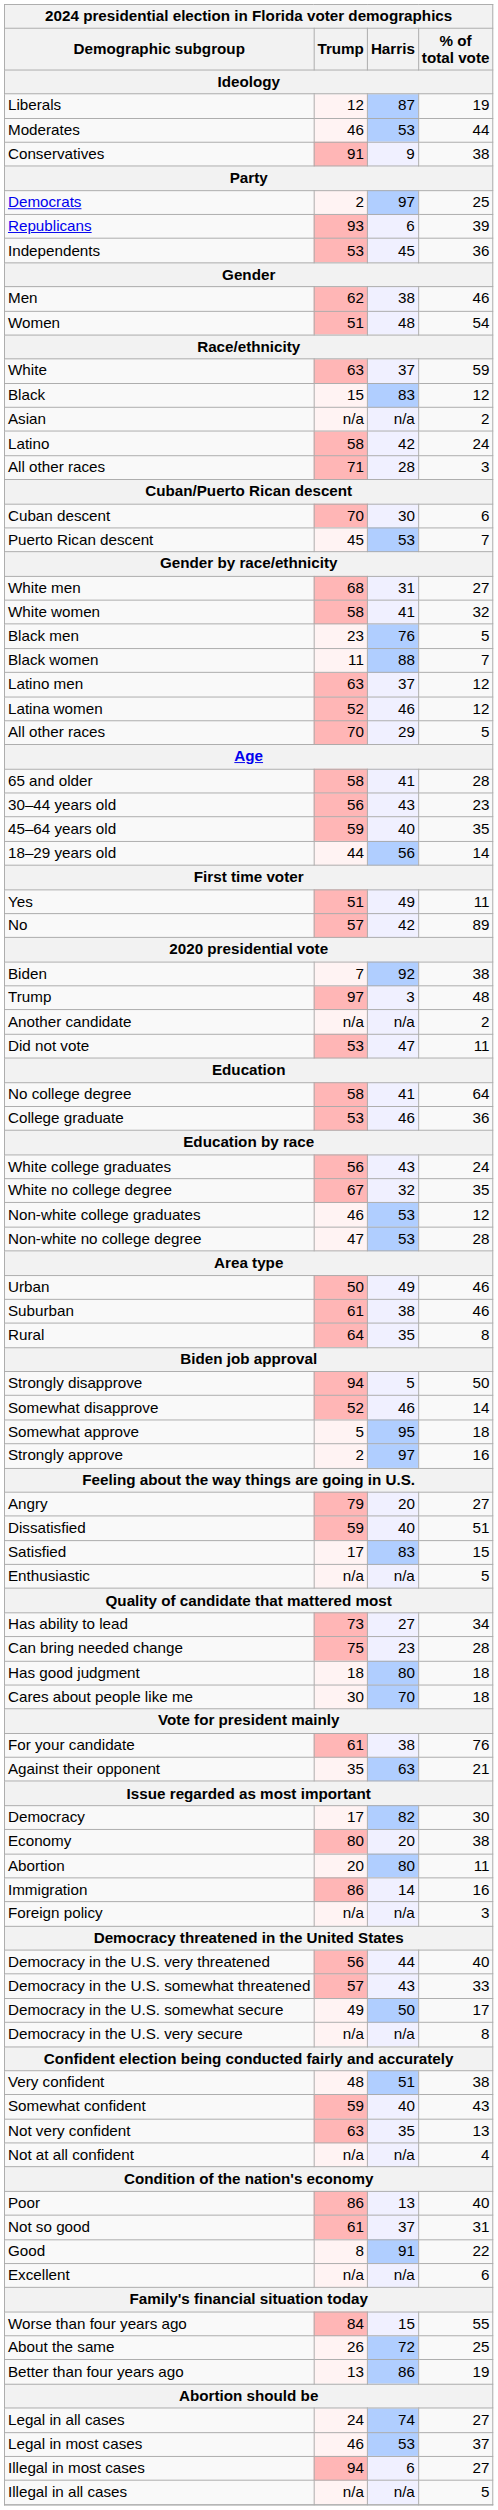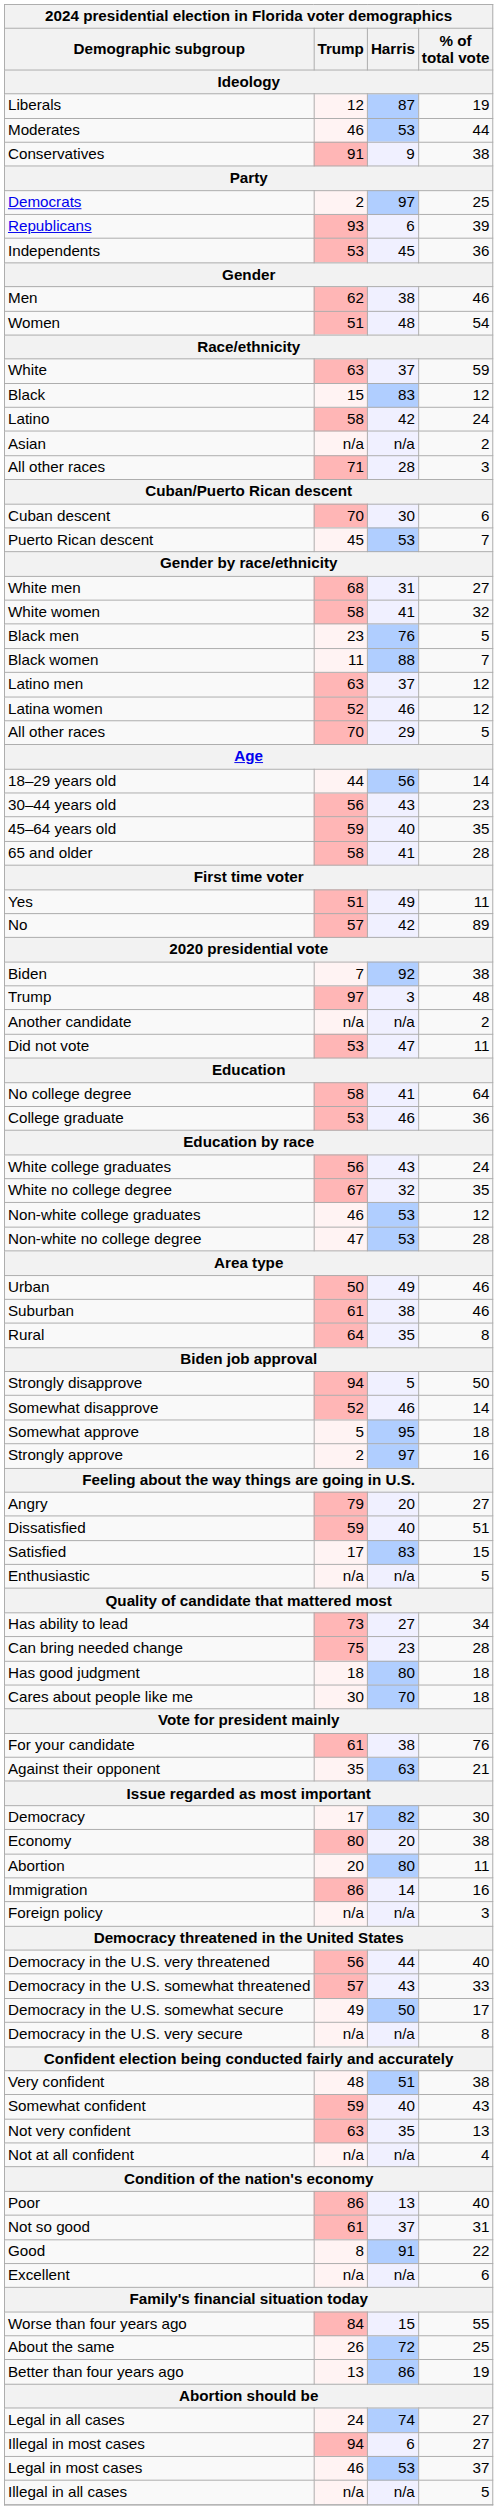rows swapped: (29, 443) <-> (27, 419)
rows swapped: (62, 853) <-> (50, 780)
rows swapped: (75, 2444) <-> (76, 2468)
